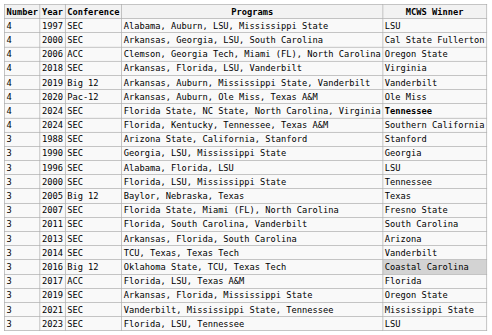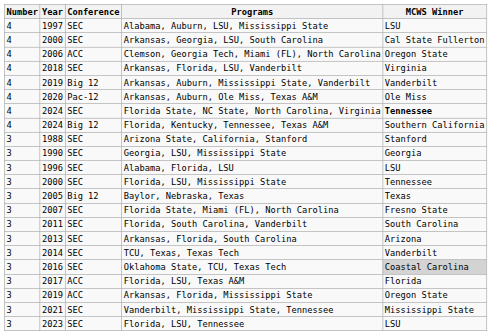(75, 125) SEC -> (83, 125) Big 12
(83, 267) Big 12 -> (75, 267) SEC
(75, 295) SEC -> (75, 295) ACC
